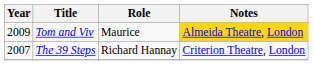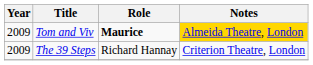(120, 32) normal -> (122, 32) bold
(19, 50) 2007 -> (19, 50) 2009
